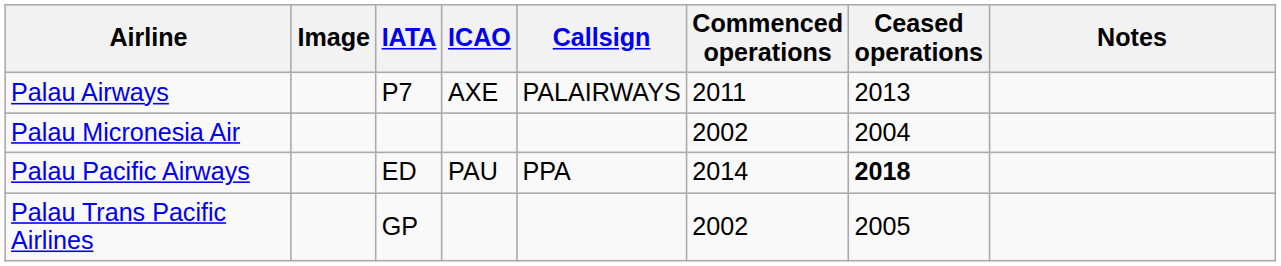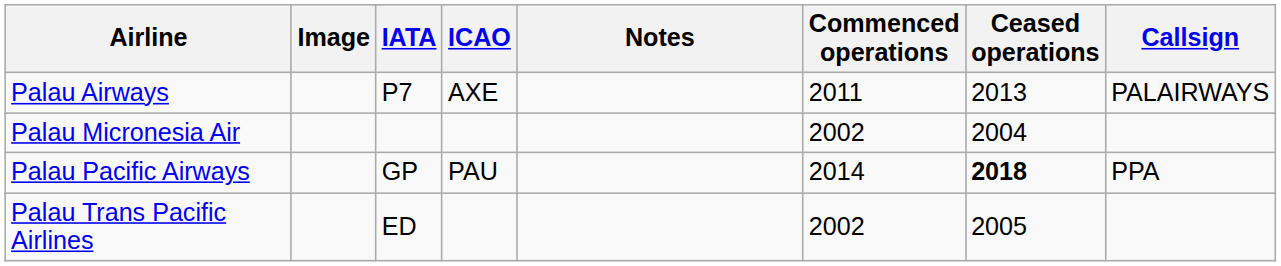columns swapped: (602, 38) <-> (1132, 38)
(399, 172) ED -> (400, 172) GP
(400, 226) GP -> (399, 226) ED
